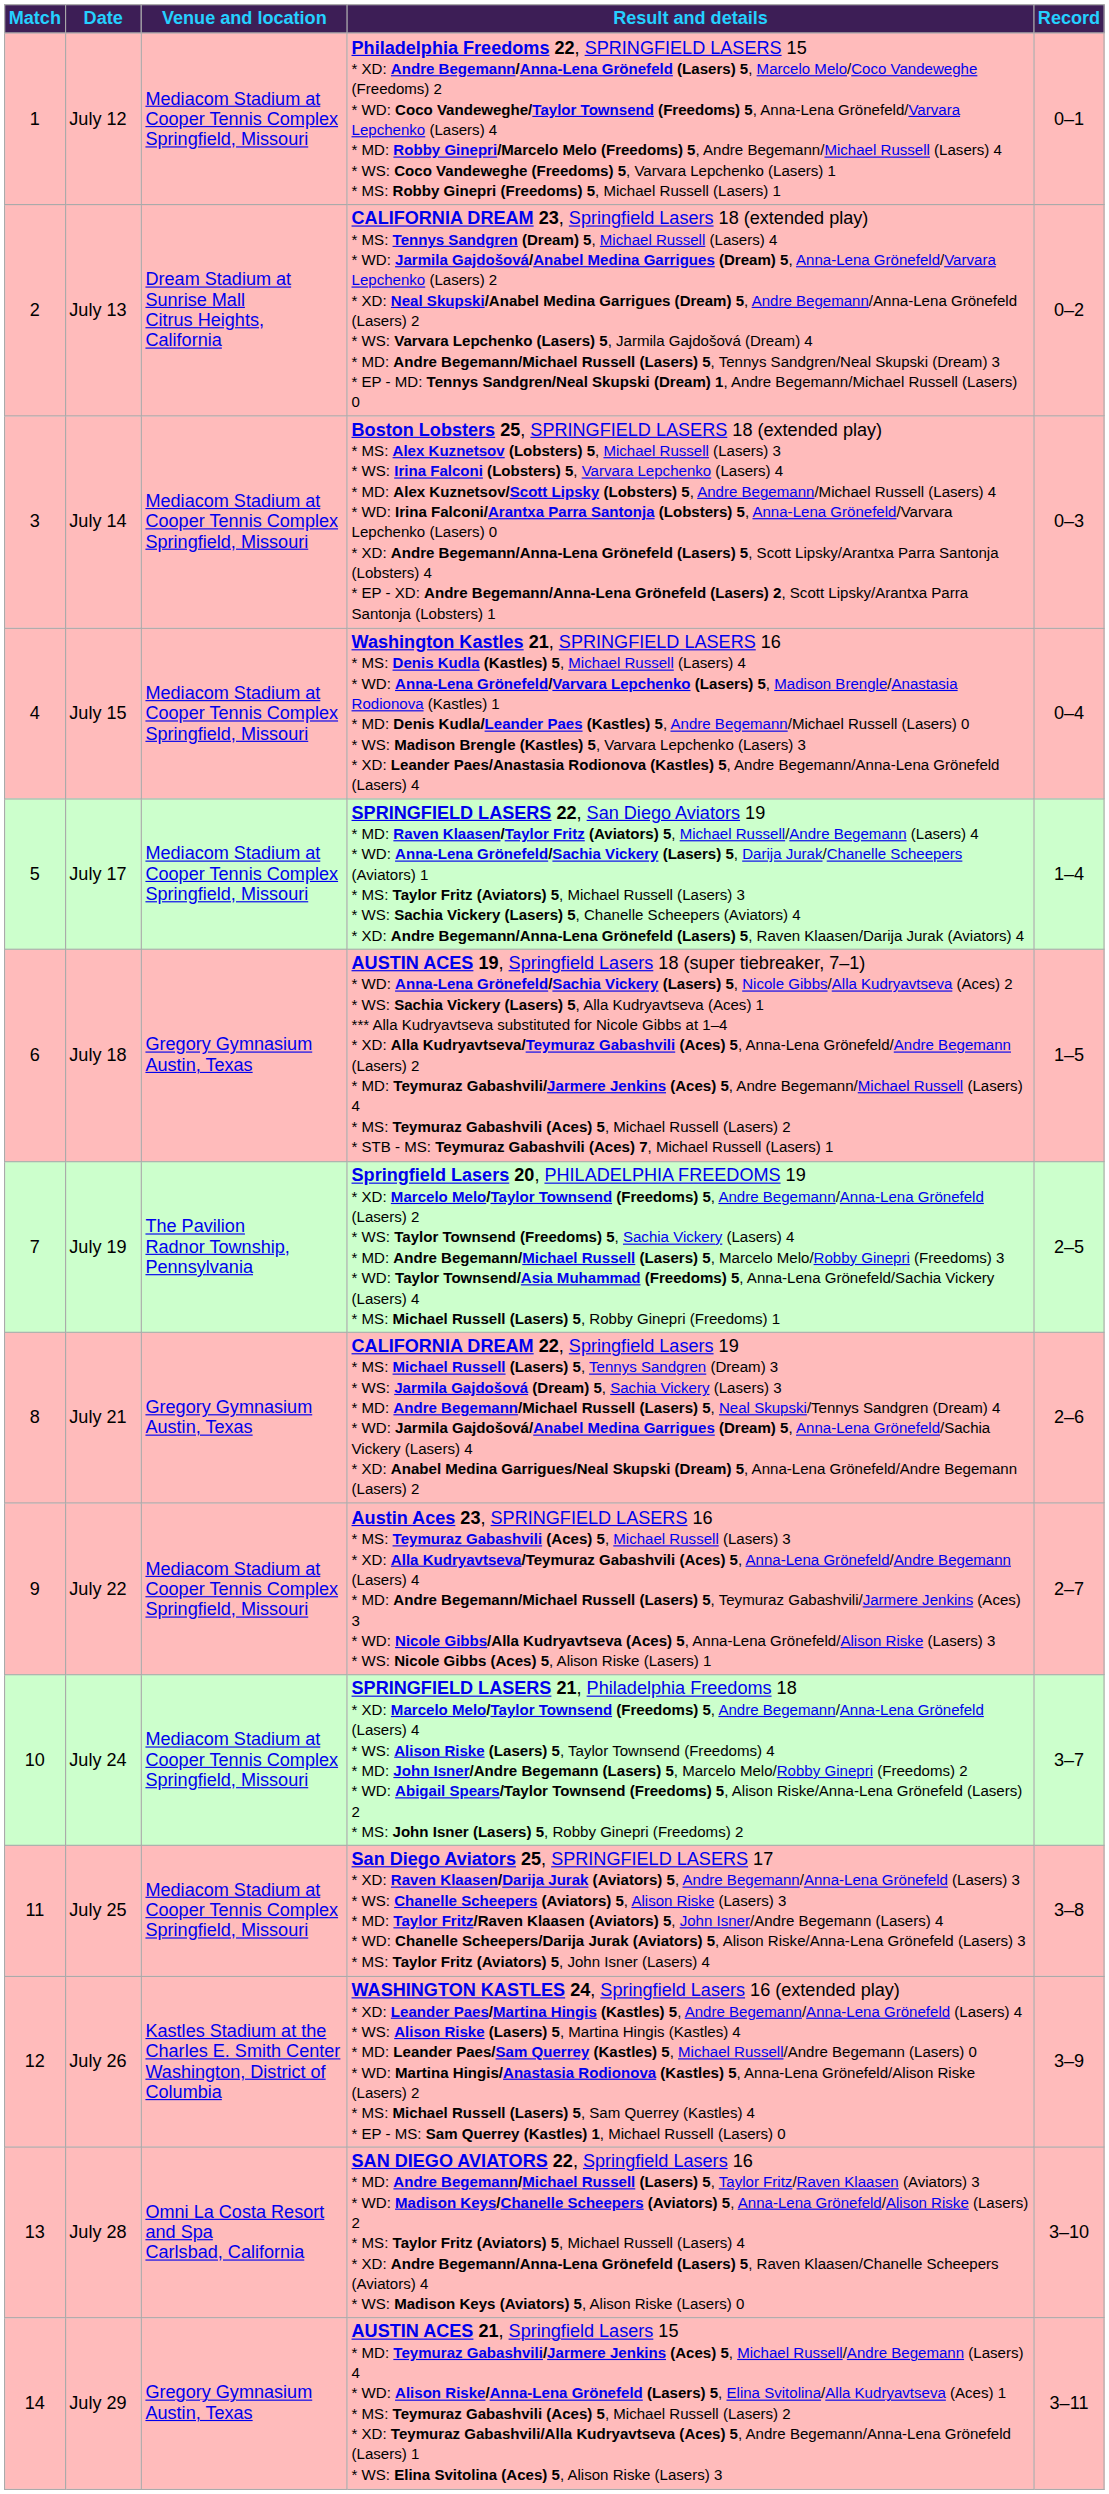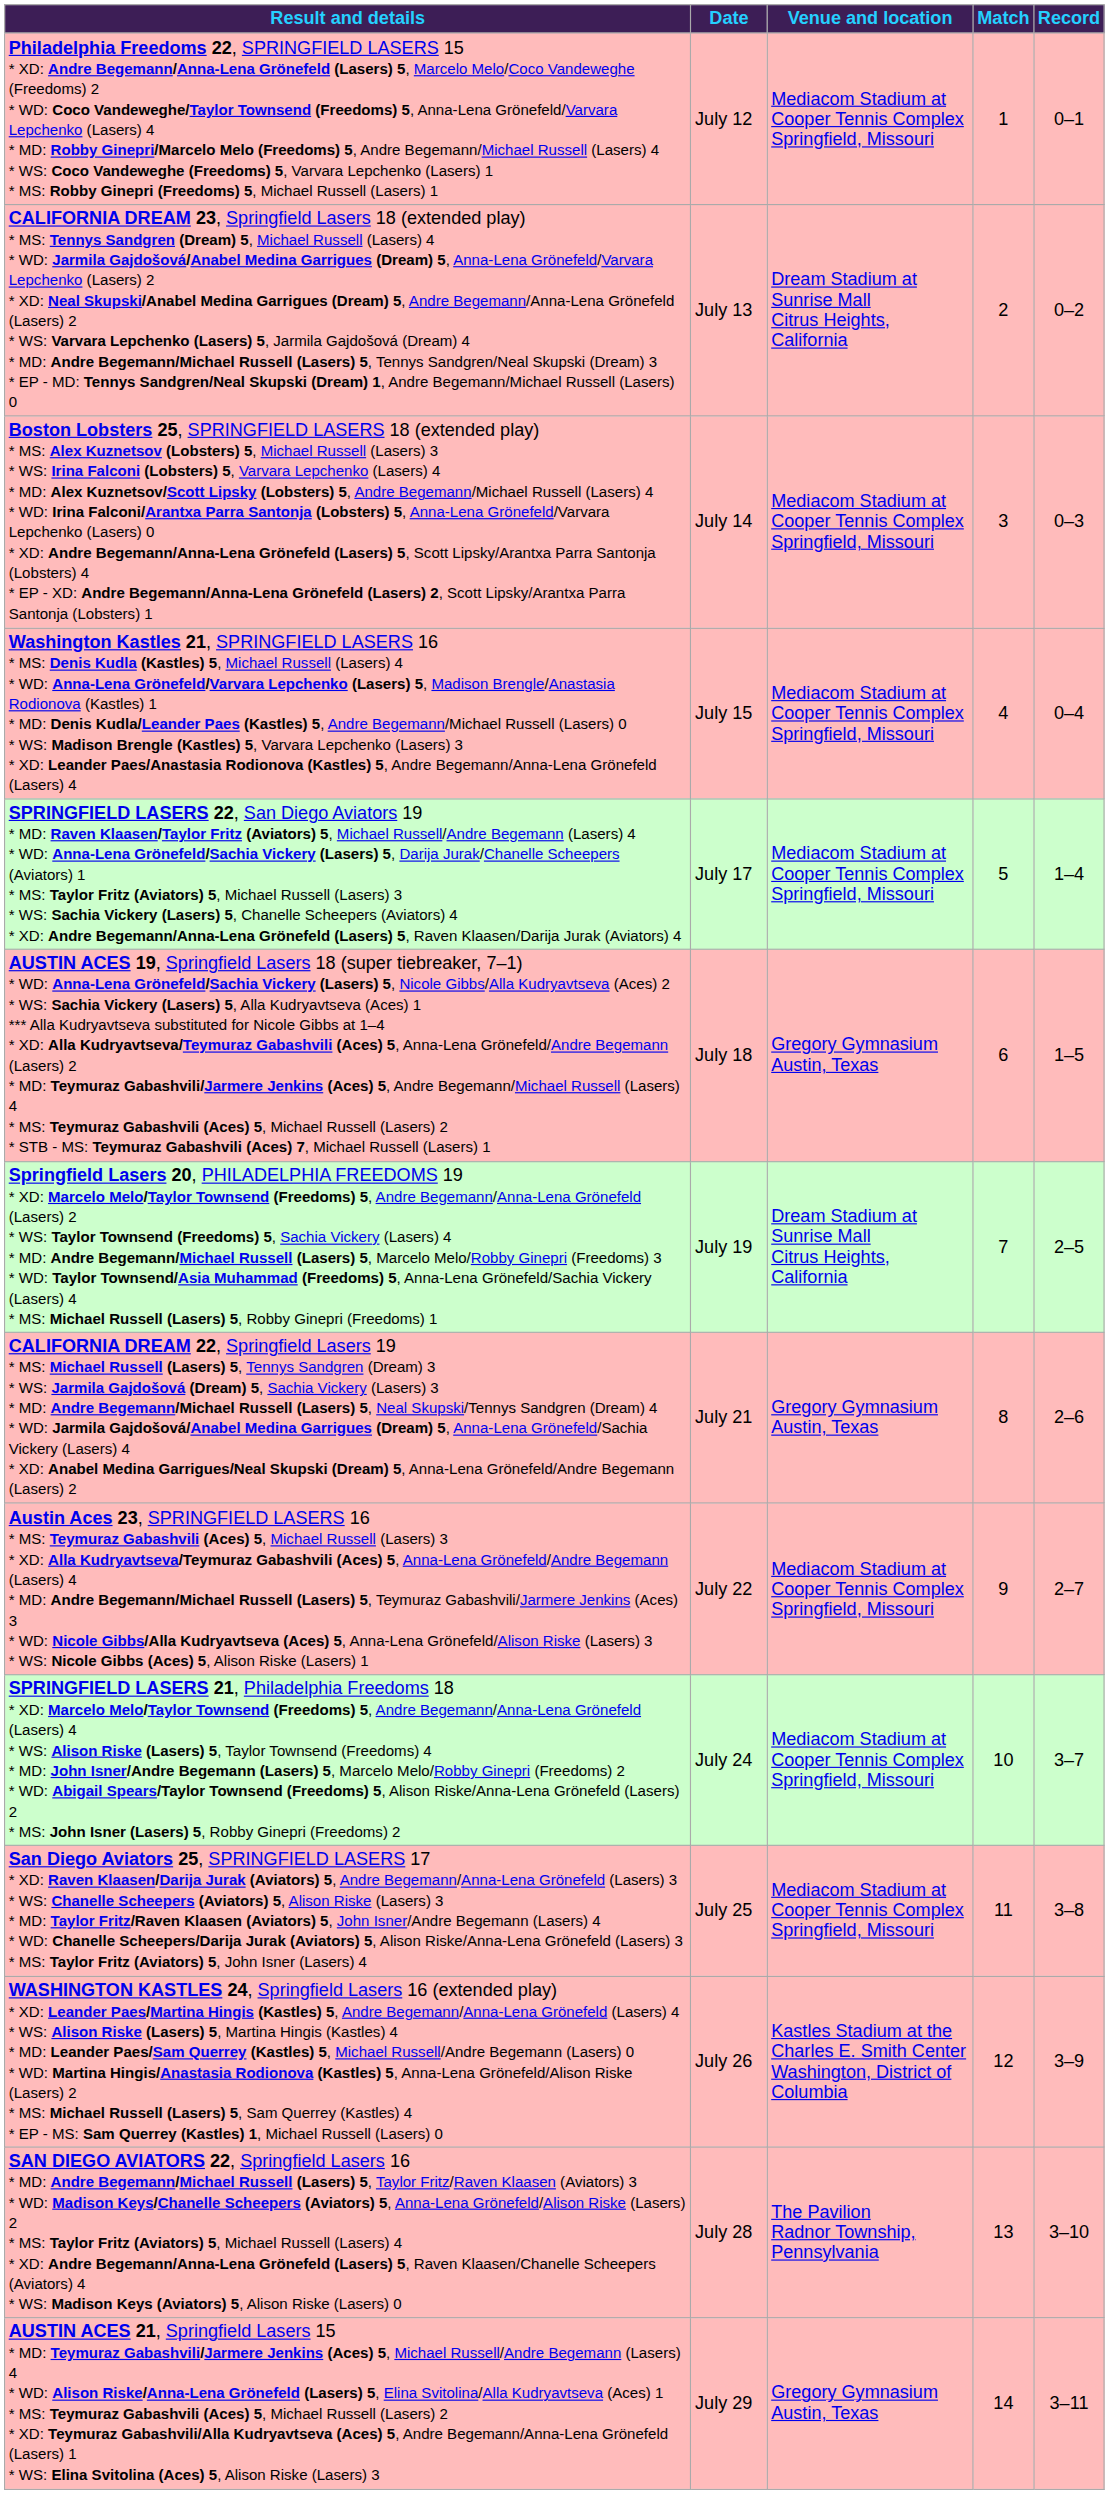columns swapped: (35, 18) <-> (691, 18)
(218, 1246) The Pavilion Radnor Township, Pennsylvania -> (844, 1246) Dream Stadium at Sunrise Mall Citrus Heights, California
(235, 2232) Omni La Costa Resort and Spa Carlsbad, California -> (843, 2232) The Pavilion Radnor Township, Pennsylvania
